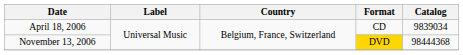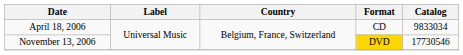(431, 27) 9839034 -> (431, 27) 9833034
(431, 42) 98444368 -> (431, 42) 17730546
